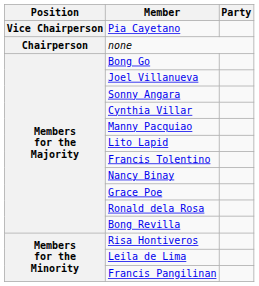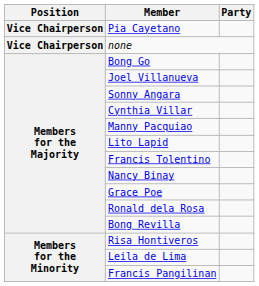(55, 45) Chairperson -> (55, 45) Vice Chairperson
